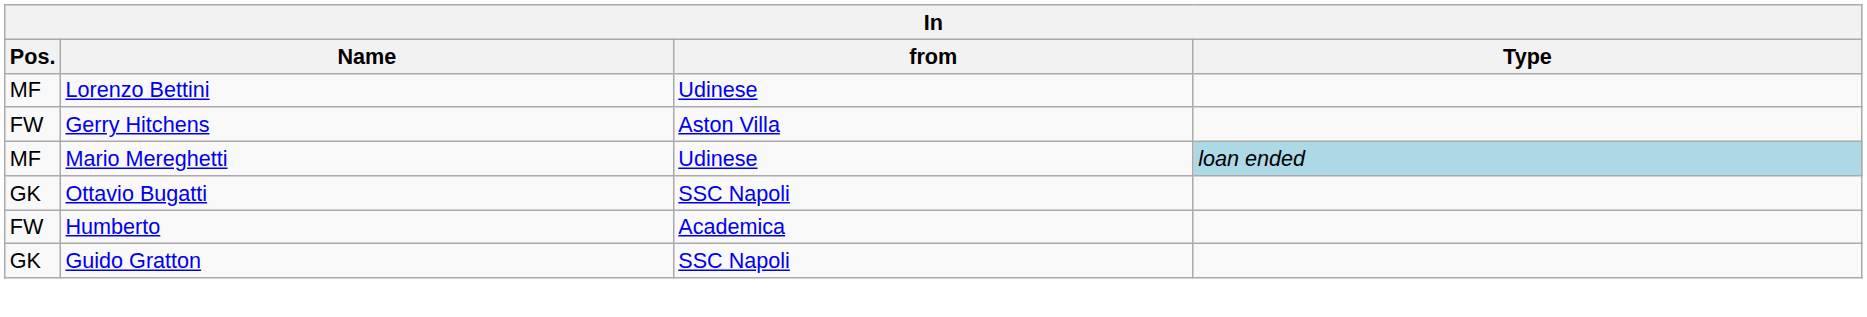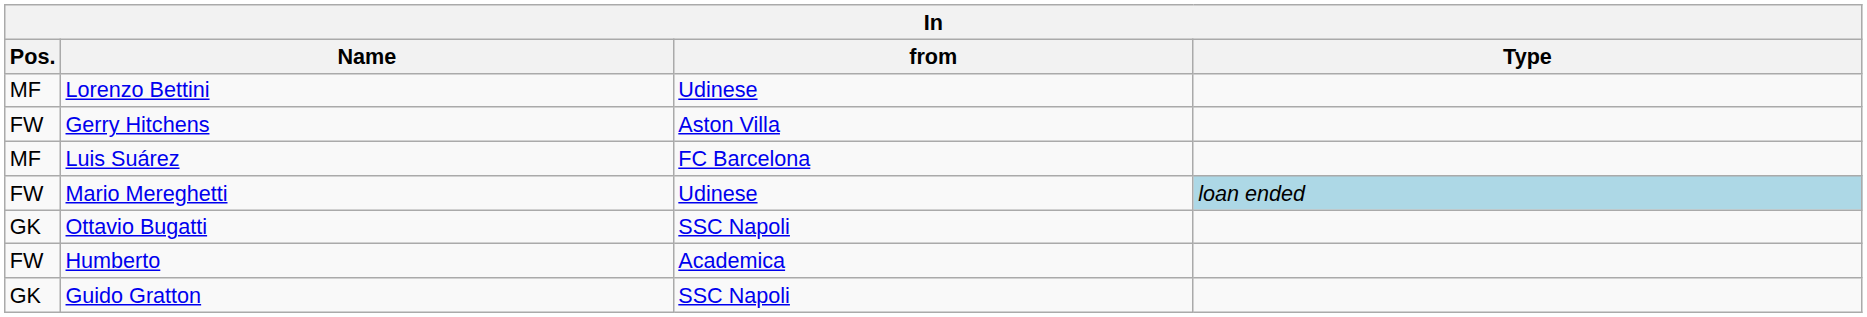+ row: (123, 159)
(25, 159) MF -> (27, 193) FW
